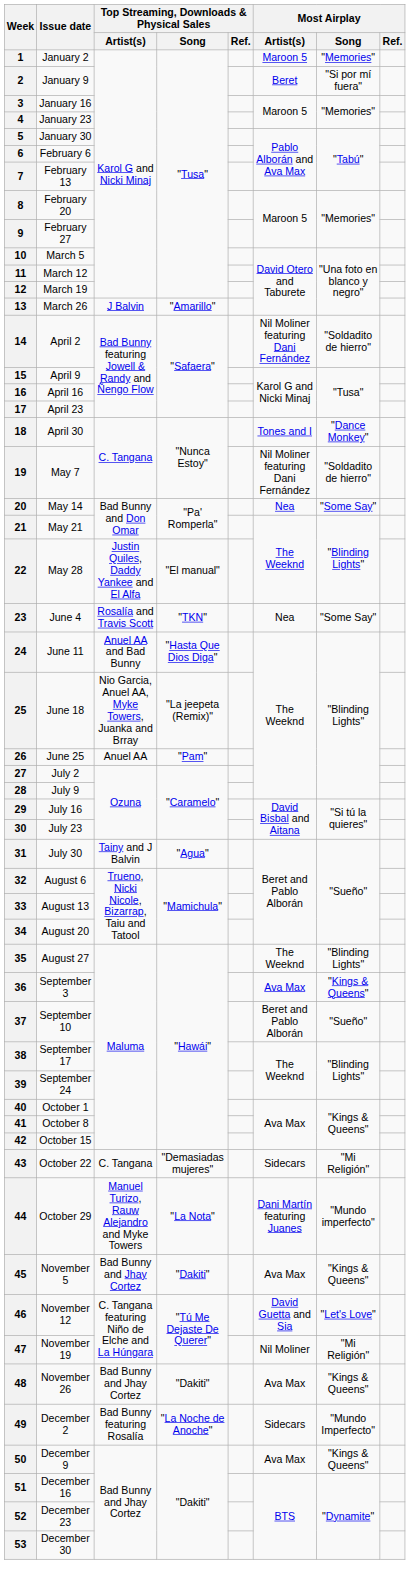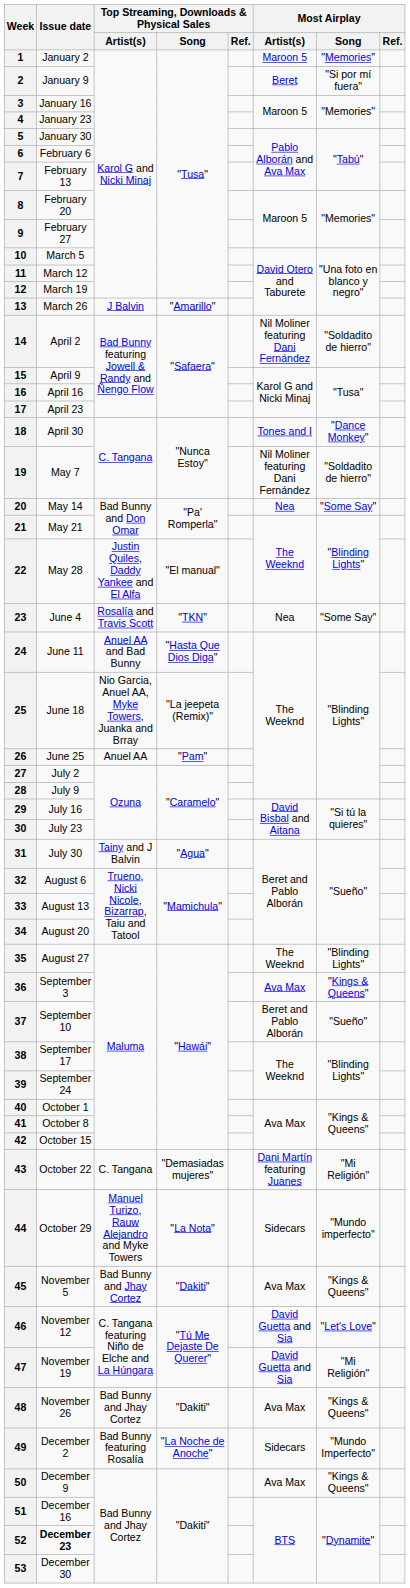(285, 1163) Sidecars -> (285, 1169) Dani Martín featuring Juanes
(285, 1216) Dani Martín featuring Juanes -> (285, 1228) Sidecars
(285, 1349) Nil Moliner -> (285, 1367) David Guetta and Sia
(65, 1516) normal -> (65, 1540) bold
